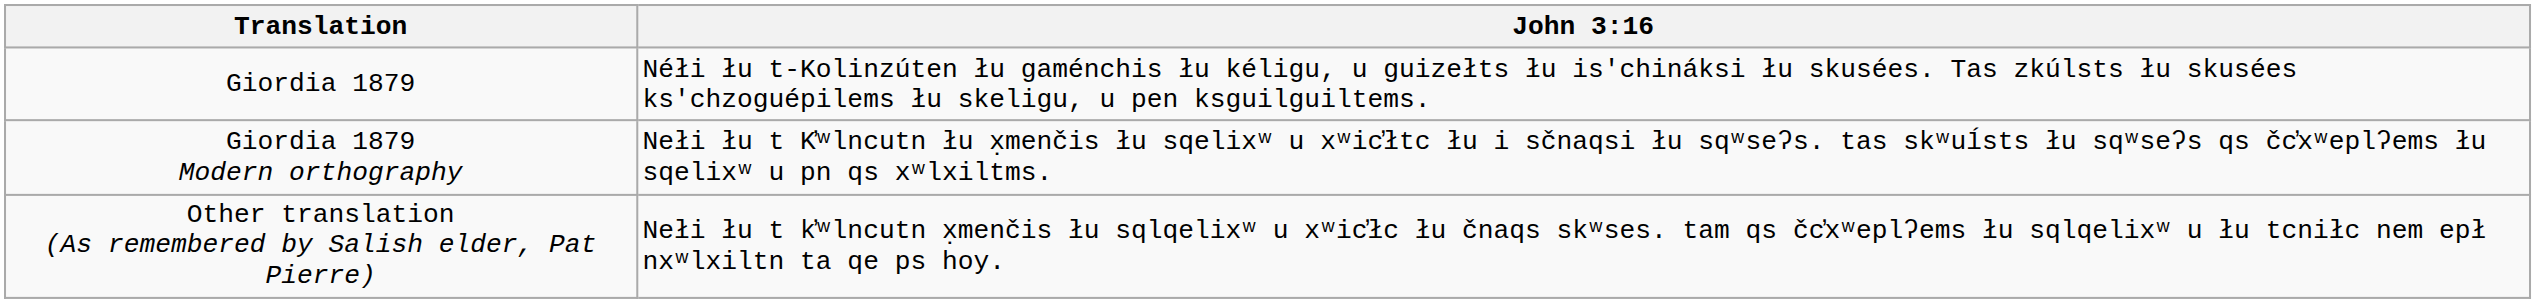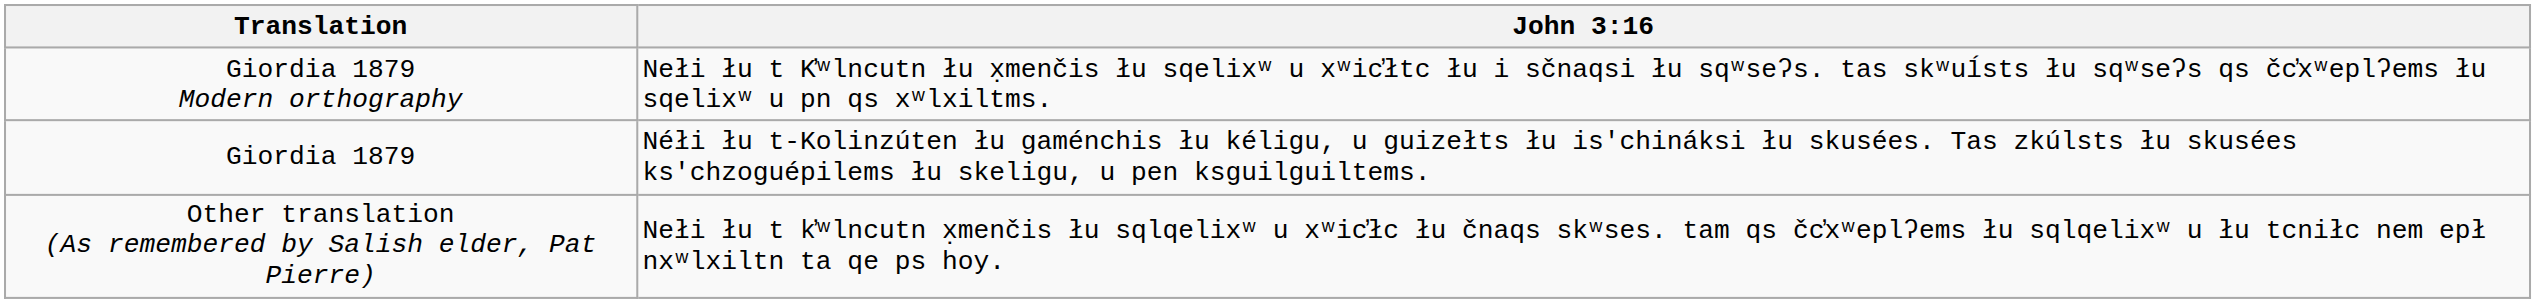rows swapped: (321, 84) <-> (321, 157)
